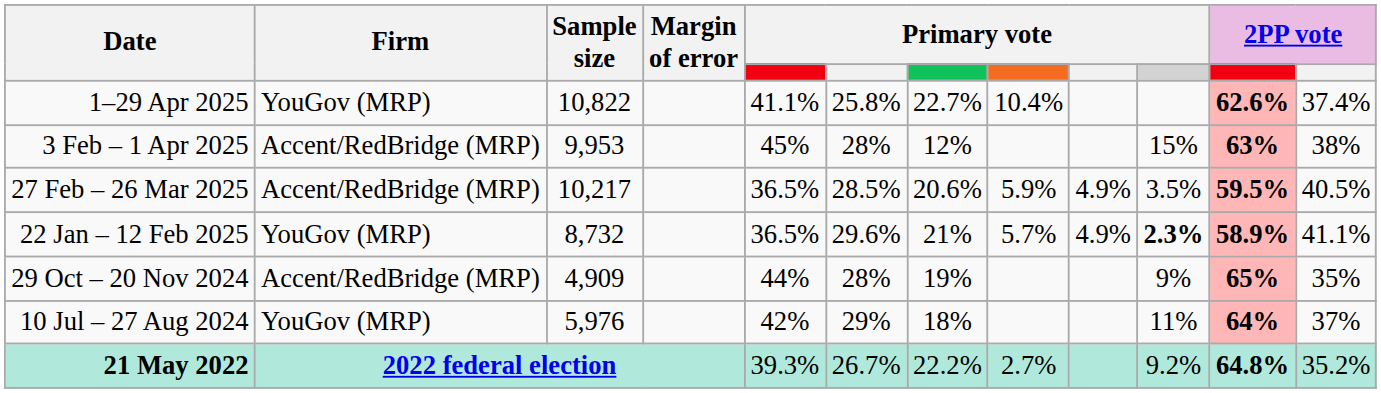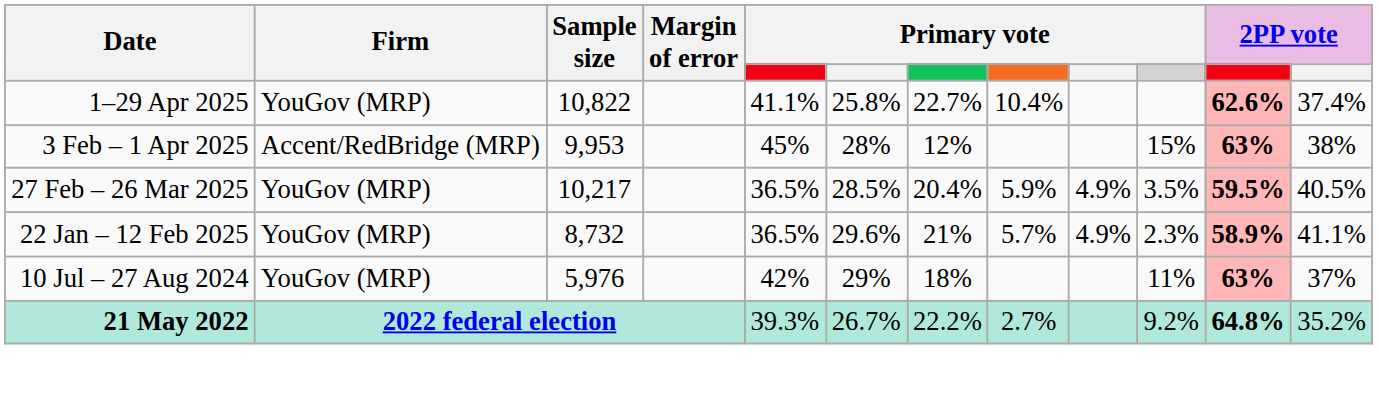(400, 190) Accent/RedBridge (MRP) -> (346, 190) YouGov (MRP)
(947, 190) 20.6% -> (947, 190) 20.4%
(1173, 234) bold -> (1171, 234) normal
- row: (130, 277)
(1253, 321) 64% -> (1248, 277) 63%
